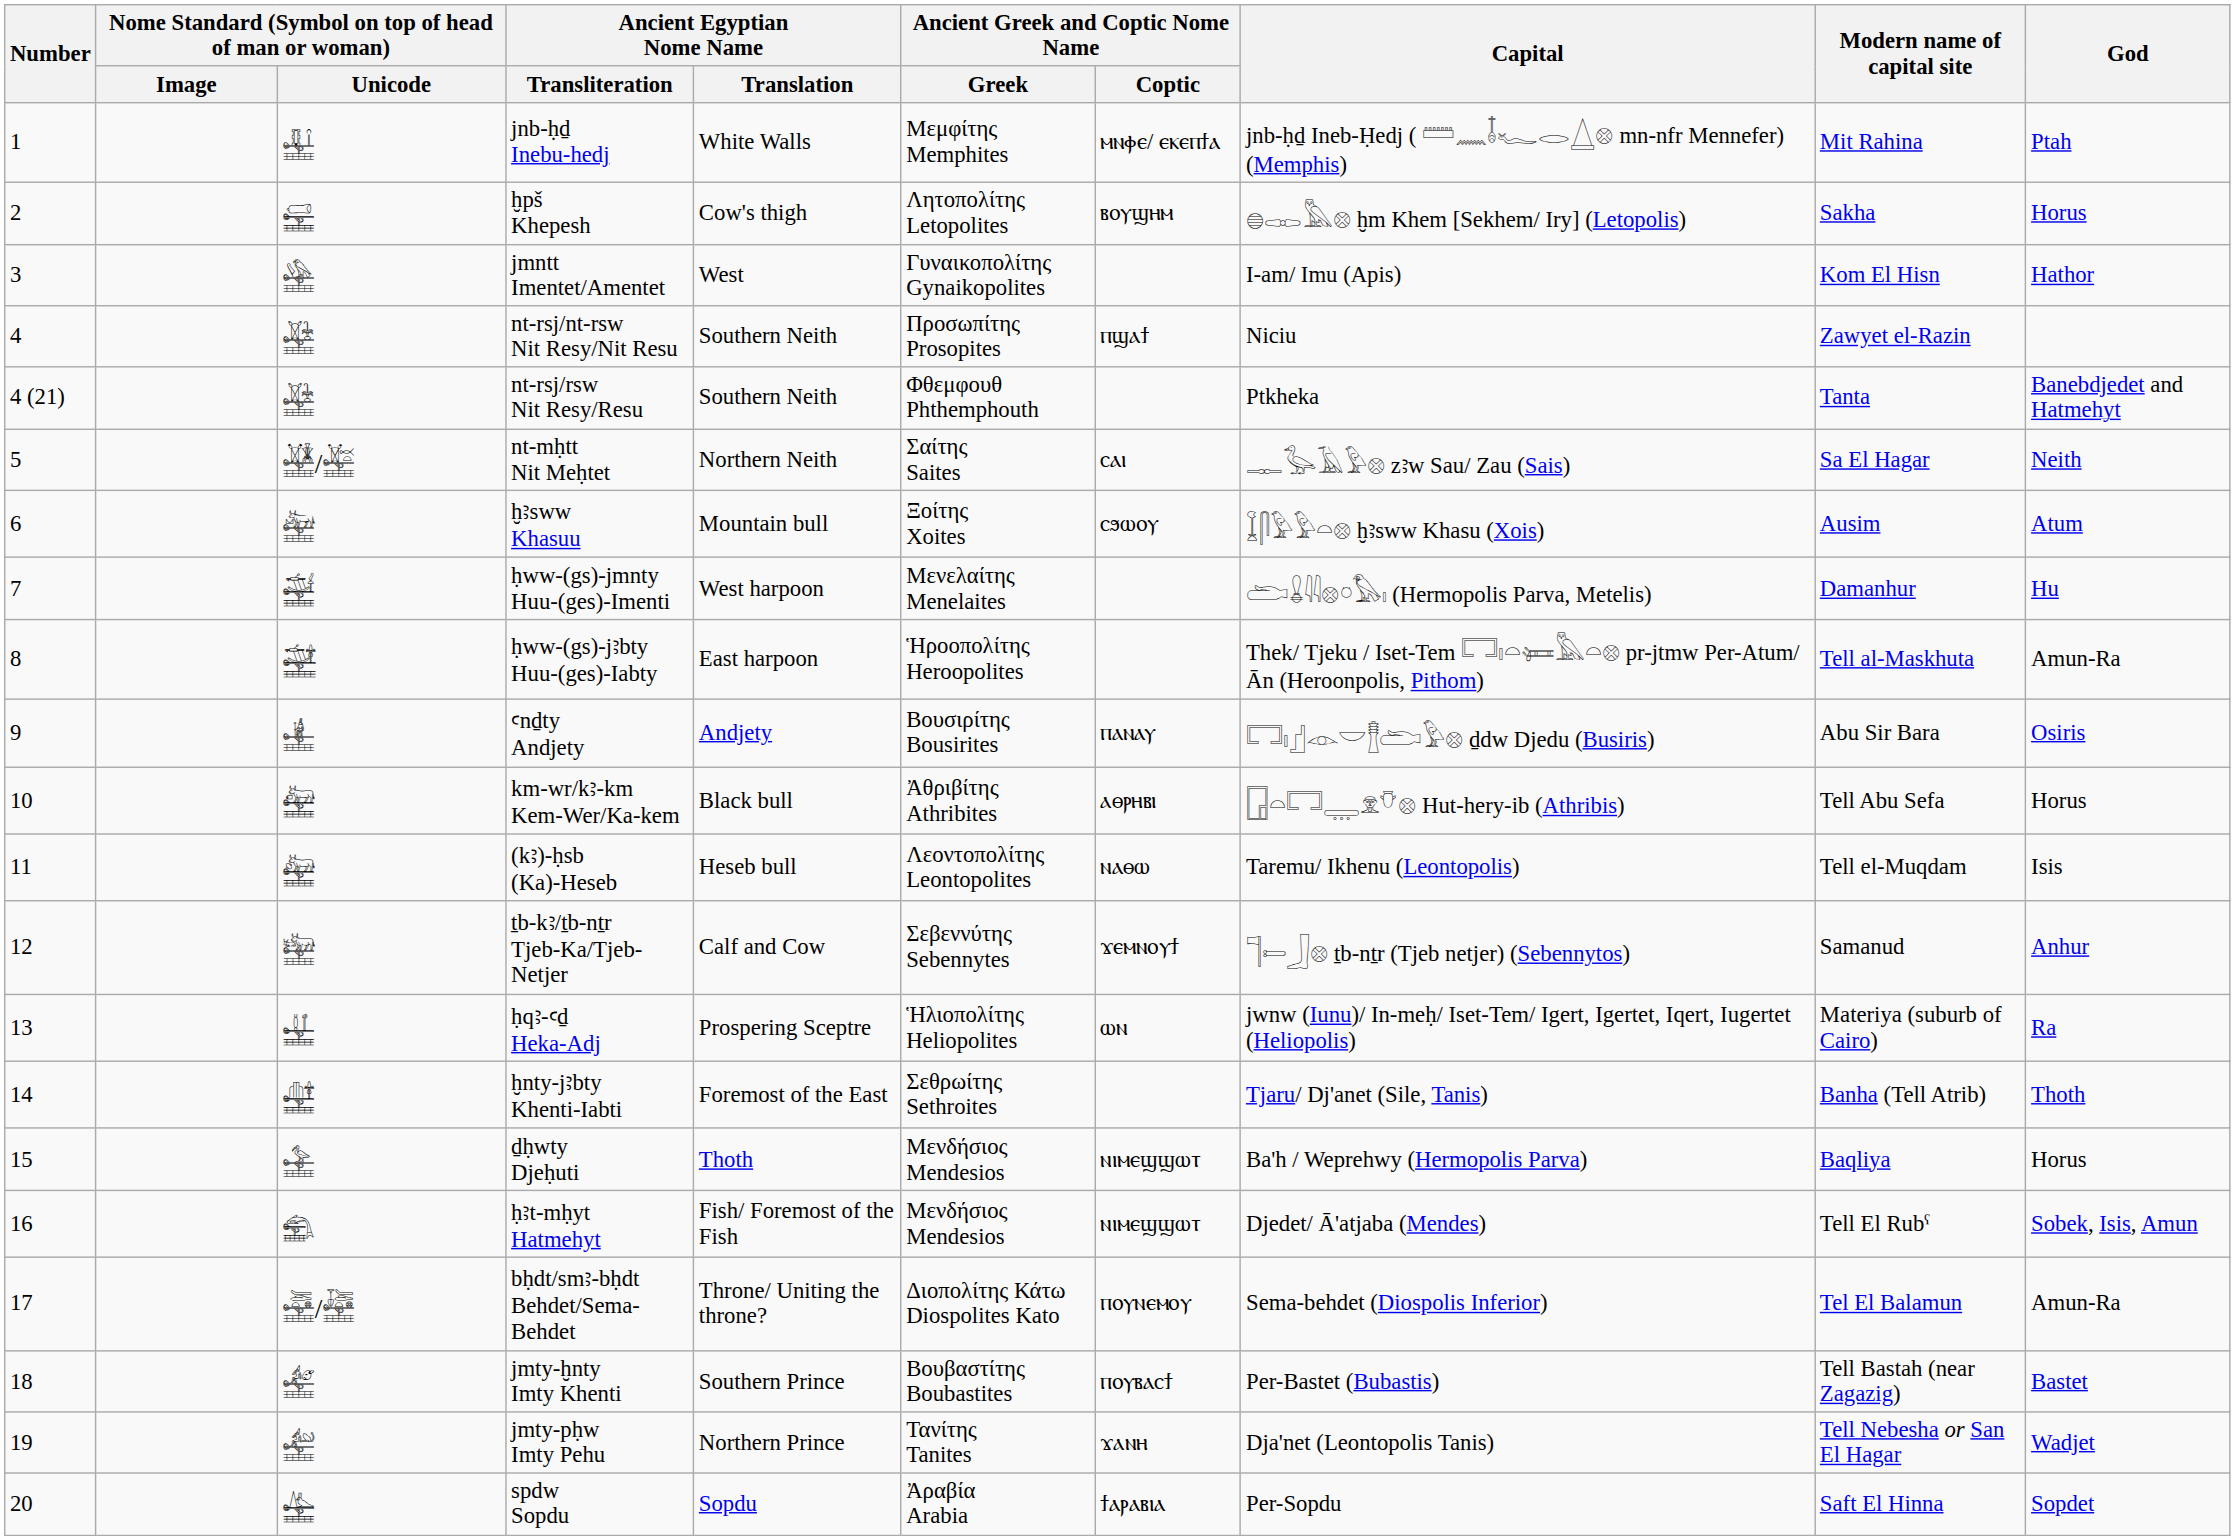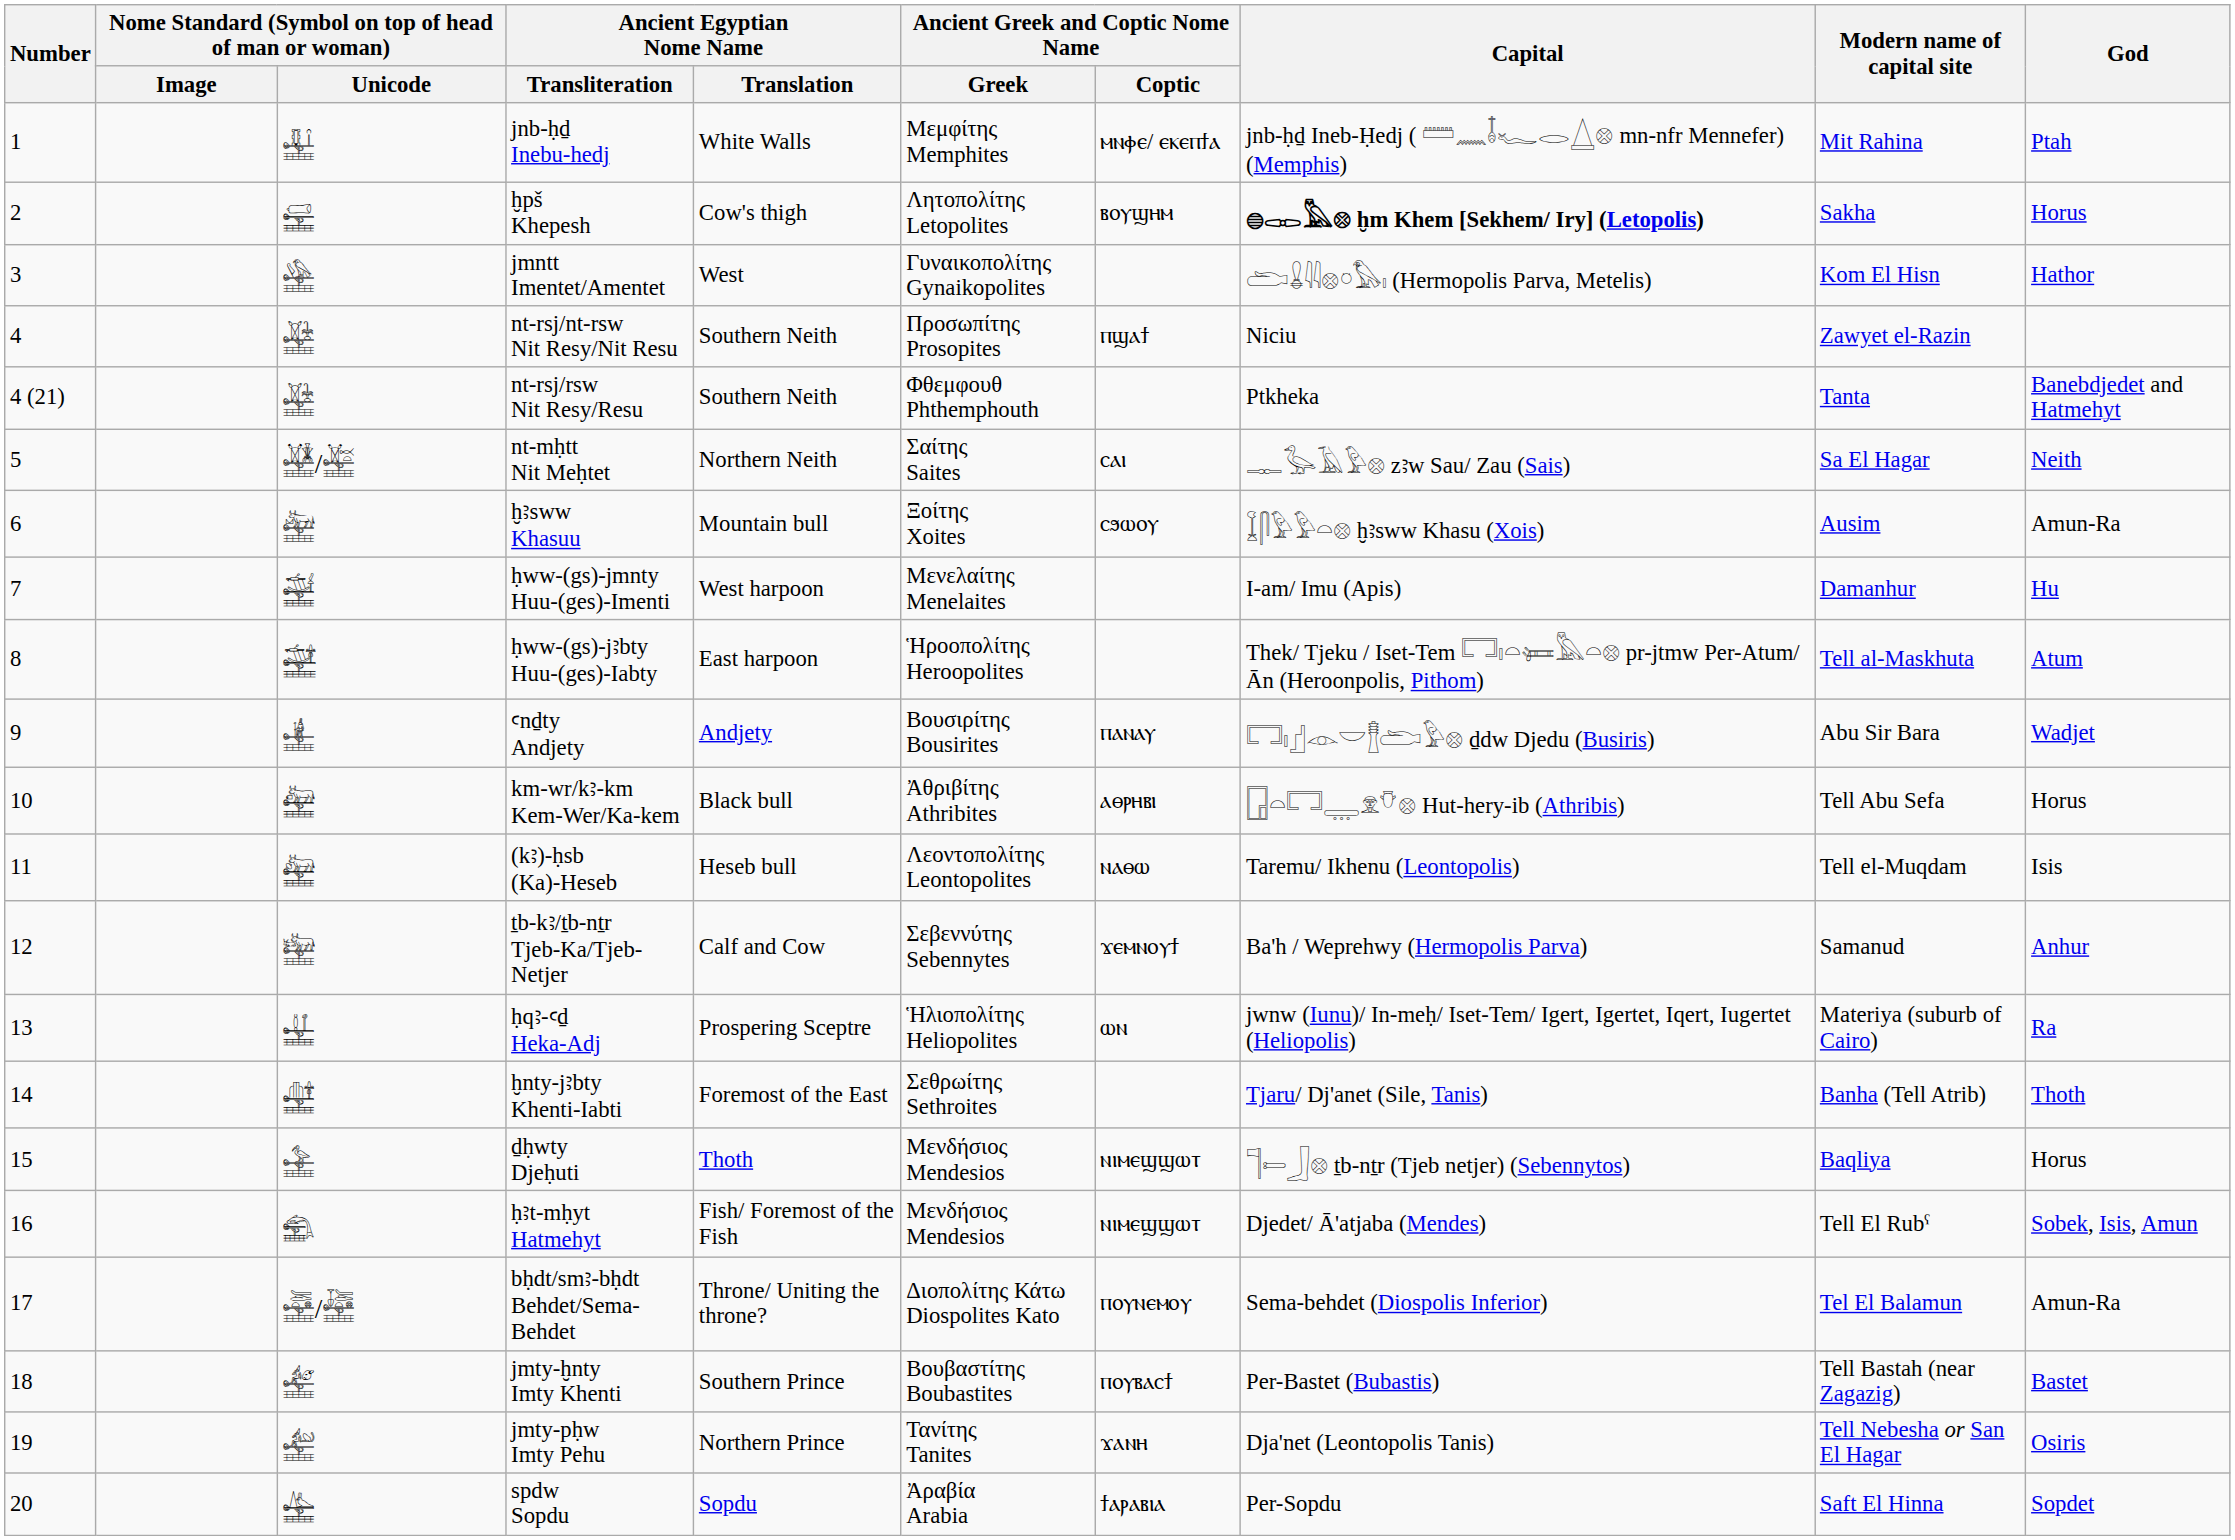(1466, 217) normal -> (1475, 217) bold
(1324, 274) I-am/ Imu (Apis) -> (1449, 279) 𓂧𓏇𓇌𓊖𓏌𓅃𓏤 (Hermopolis Parva, Metelis)
(2057, 523) Atum -> (2076, 523) Amun-Ra
(1449, 593) 𓂧𓏇𓇌𓊖𓏌𓅃𓏤 (Hermopolis Parva, Metelis) -> (1324, 588) I-am/ Imu (Apis)
(2076, 659) Amun-Ra -> (2057, 659) Atum
(2058, 732) Osiris -> (2063, 732) Wadjet
(1438, 952) 𓊹𓍿𓃀𓊖 ṯb-nṯr (Tjeb netjer) (Sebennytos) -> (1417, 947) Ba'h / Weprehwy (Hermopolis Parva)
(1417, 1159) Ba'h / Weprehwy (Hermopolis Parva) -> (1438, 1164) 𓊹𓍿𓃀𓊖 ṯb-nṯr (Tjeb netjer) (Sebennytos)
(2063, 1442) Wadjet -> (2058, 1442) Osiris
